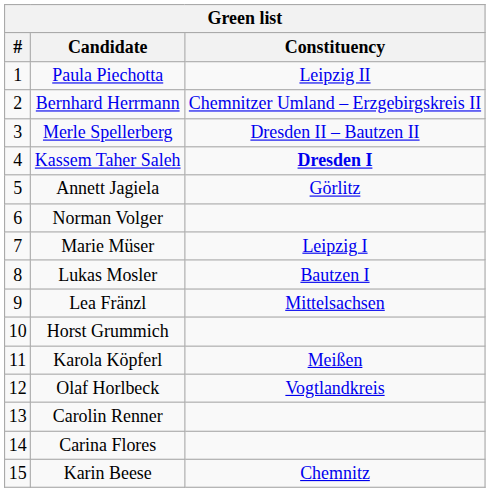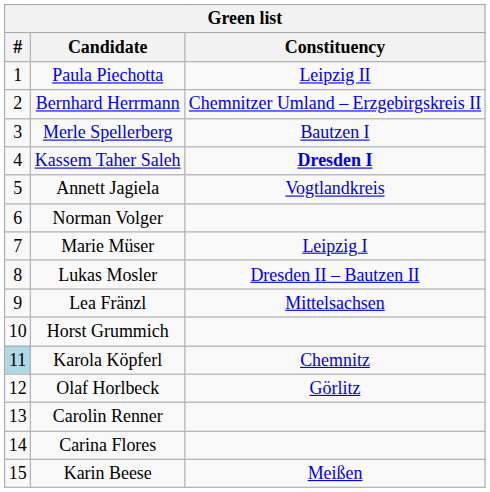(335, 132) Dresden II – Bautzen II -> (335, 132) Bautzen I
(335, 189) Görlitz -> (335, 189) Vogtlandkreis
(335, 274) Bautzen I -> (335, 274) Dresden II – Bautzen II
(18, 359) no background -> (18, 359) lightblue background
(335, 359) Meißen -> (335, 359) Chemnitz
(335, 388) Vogtlandkreis -> (335, 388) Görlitz
(335, 473) Chemnitz -> (335, 473) Meißen
